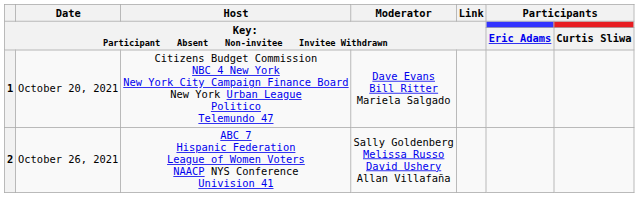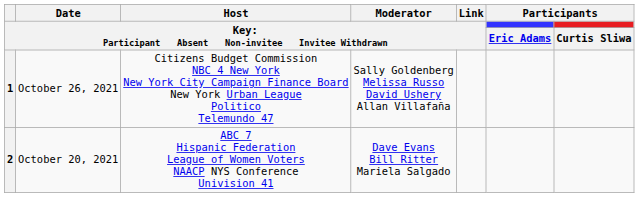(68, 89) October 20, 2021 -> (68, 89) October 26, 2021
(404, 89) Dave Evans Bill Ritter Mariela Salgado -> (404, 89) Sally Goldenberg Melissa Russo David Ushery Allan Villafaña
(68, 160) October 26, 2021 -> (68, 160) October 20, 2021
(404, 160) Sally Goldenberg Melissa Russo David Ushery Allan Villafaña -> (404, 160) Dave Evans Bill Ritter Mariela Salgado
